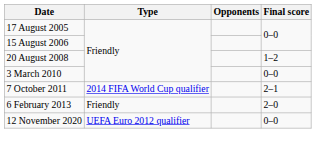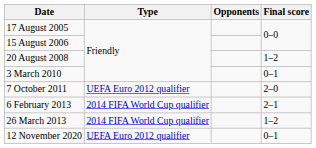(271, 74) 0–0 -> (271, 74) 0–1
(148, 89) 2014 FIFA World Cup qualifier -> (138, 89) UEFA Euro 2012 qualifier
(271, 89) 2–1 -> (271, 89) 2–0
(103, 105) Friendly -> (148, 105) 2014 FIFA World Cup qualifier
(271, 105) 2–0 -> (271, 105) 2–1
+ row: (36, 120)
(271, 120) 0–0 -> (271, 136) 0–1
